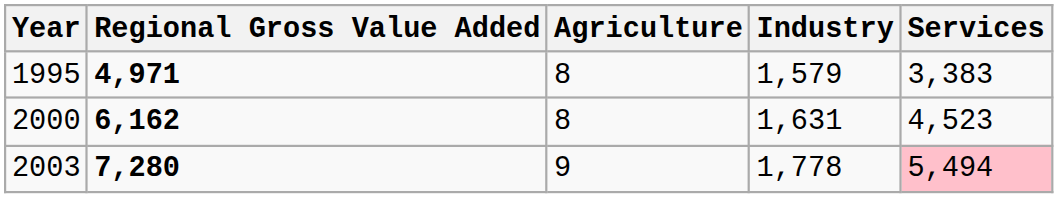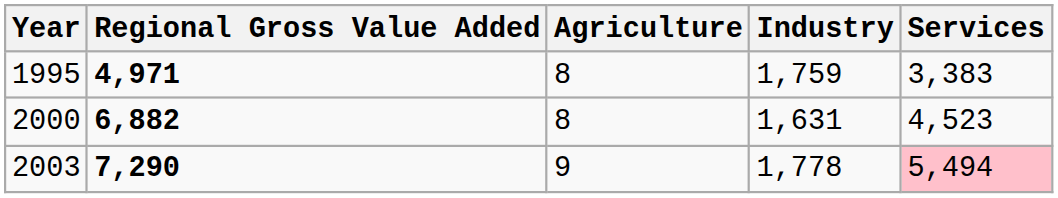(799, 75) 1,579 -> (799, 75) 1,759
(137, 122) 6,162 -> (137, 122) 6,882
(137, 168) 7,280 -> (137, 168) 7,290
